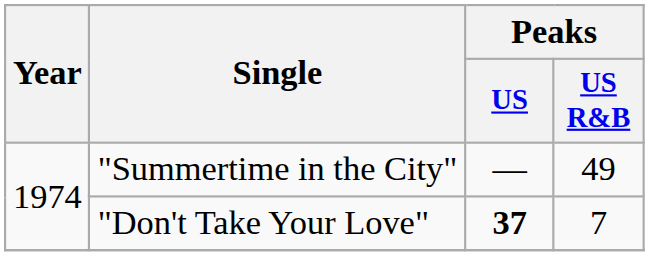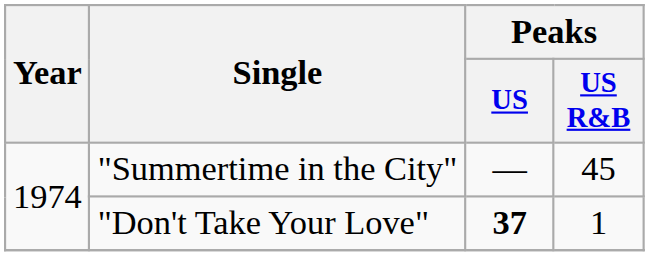(598, 168) 49 -> (598, 168) 45
(598, 223) 7 -> (598, 223) 1
